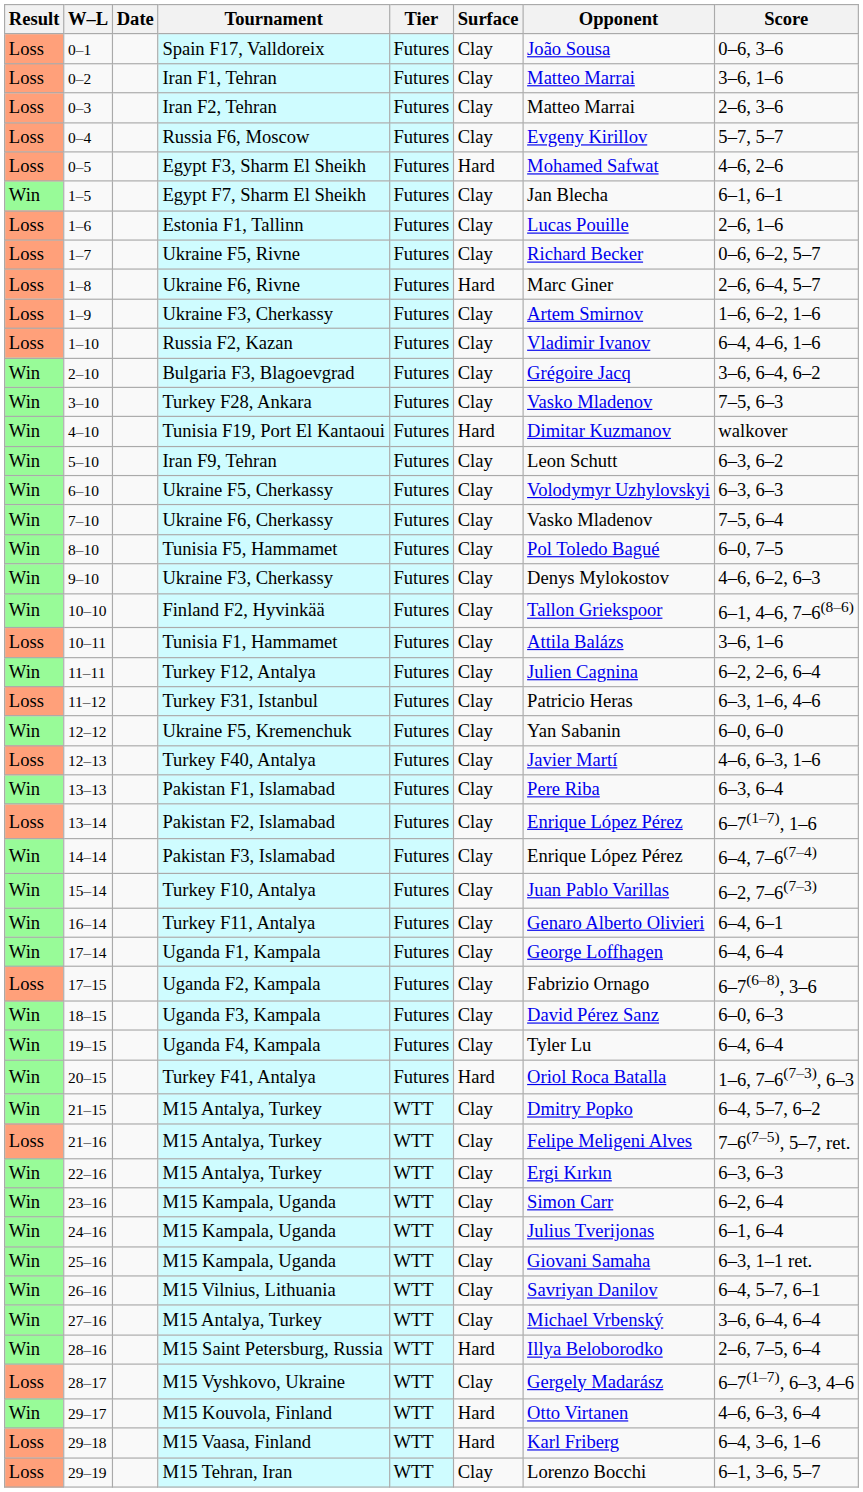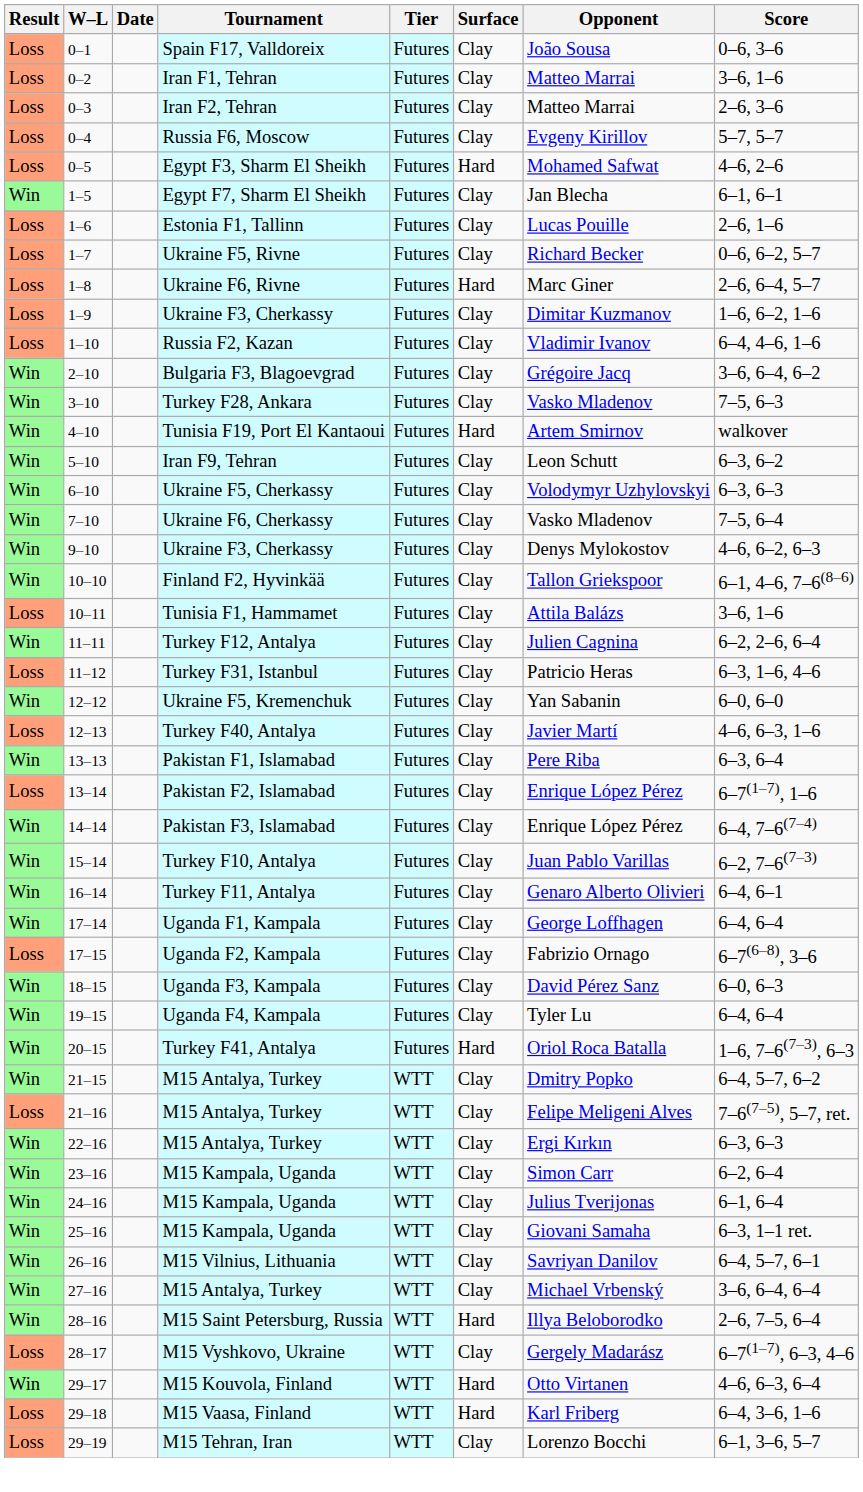(585, 313) Artem Smirnov -> (599, 313) Dimitar Kuzmanov
(599, 431) Dimitar Kuzmanov -> (585, 431) Artem Smirnov
- row: (83, 550)
